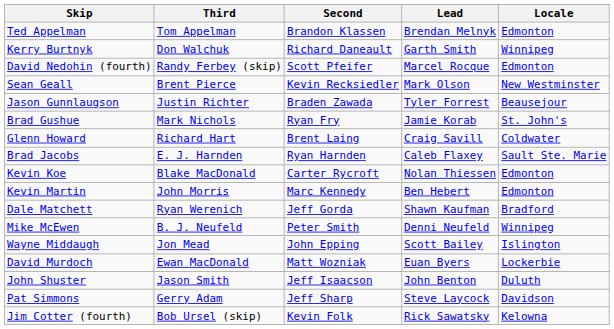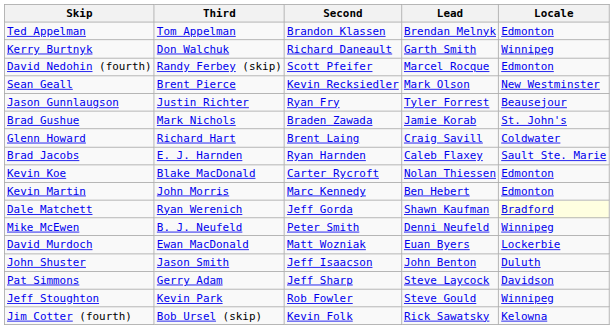(330, 102) Braden Zawada -> (313, 102) Ryan Fry
(313, 120) Ryan Fry -> (330, 120) Braden Zawada
(528, 209) no background -> (528, 209) lightyellow background
- row: (53, 245)
+ row: (53, 298)
